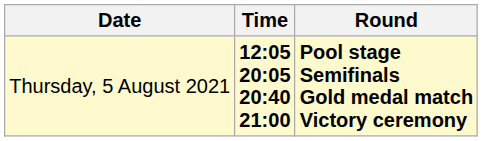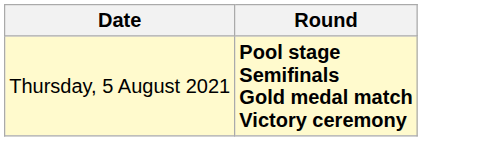- column: (265, 20)
